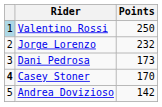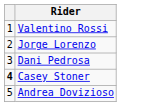- column: (137, 13)
(10, 29) lightblue background -> (10, 29) no background
